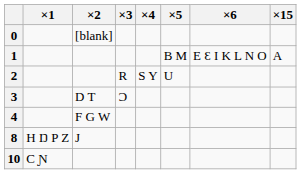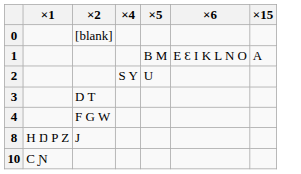- column: (125, 14)
